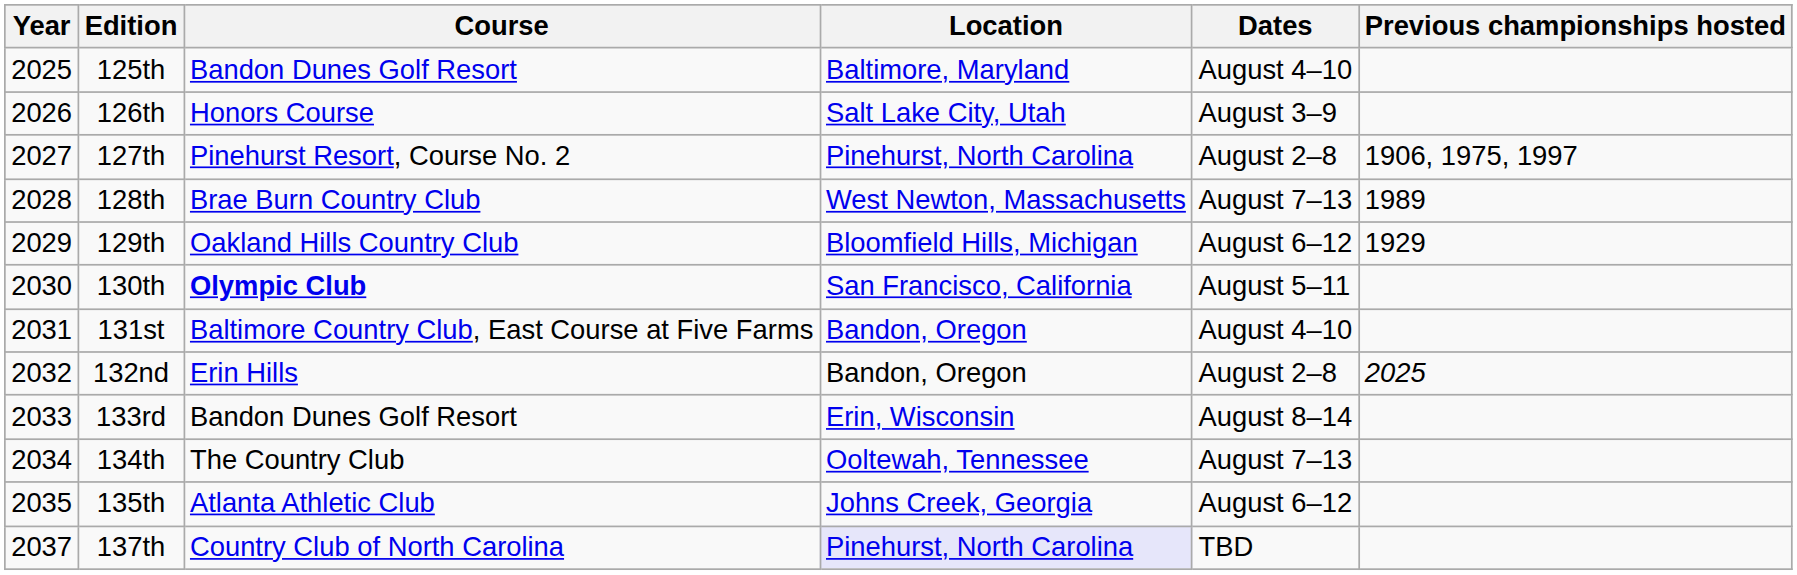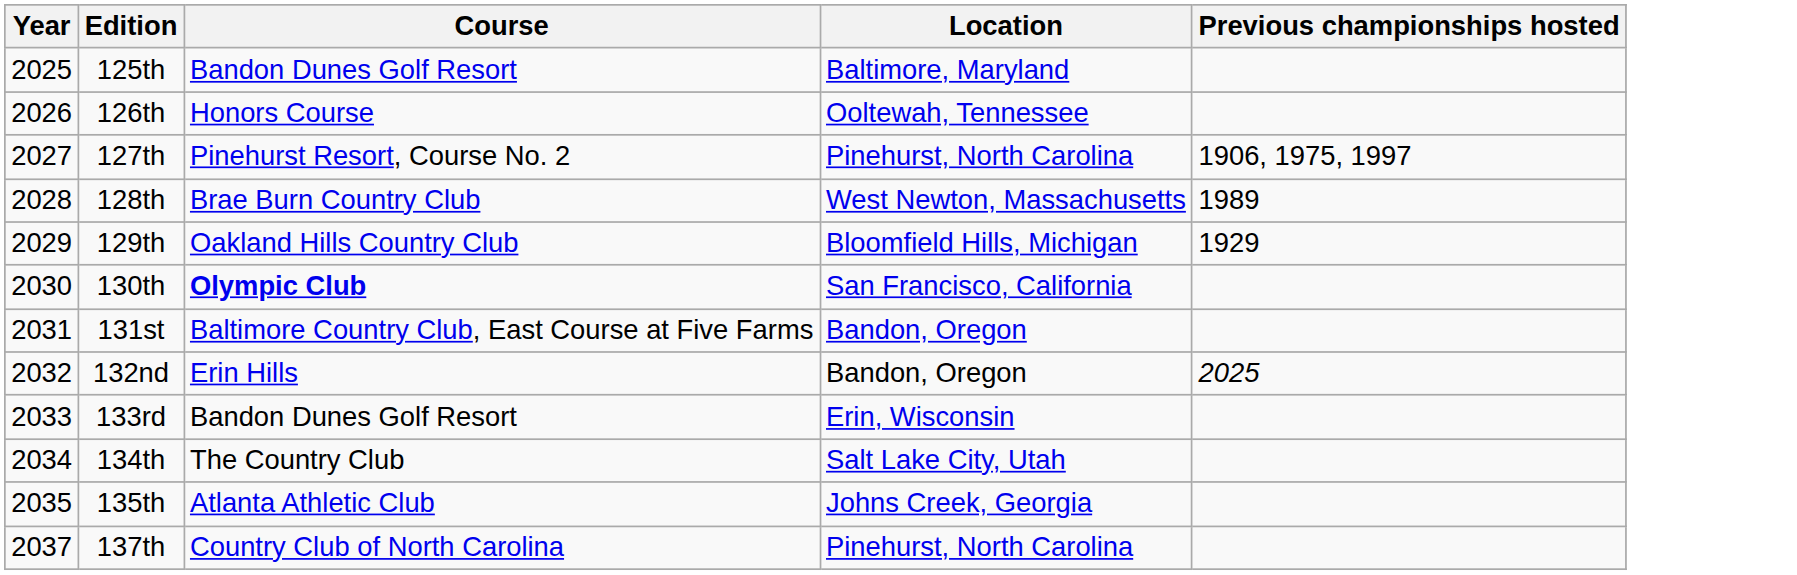- column: (1275, 26)
(946, 112) Salt Lake City, Utah -> (957, 112) Ooltewah, Tennessee
(957, 460) Ooltewah, Tennessee -> (946, 460) Salt Lake City, Utah
(980, 546) lavender background -> (980, 546) no background
